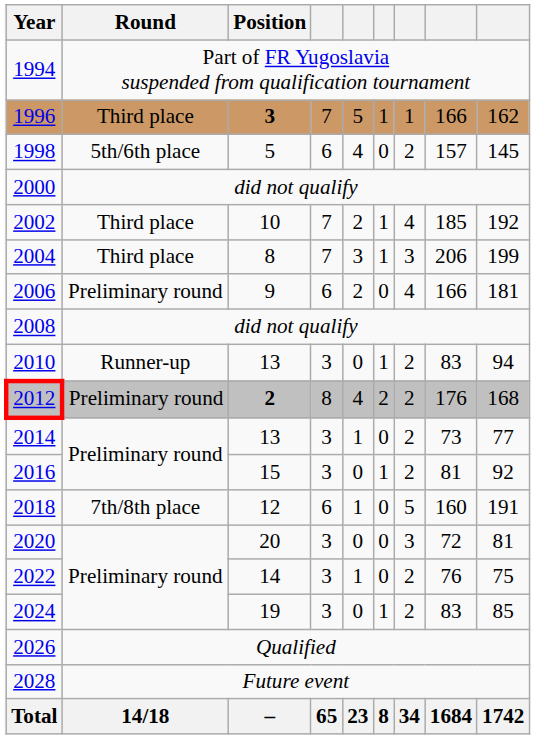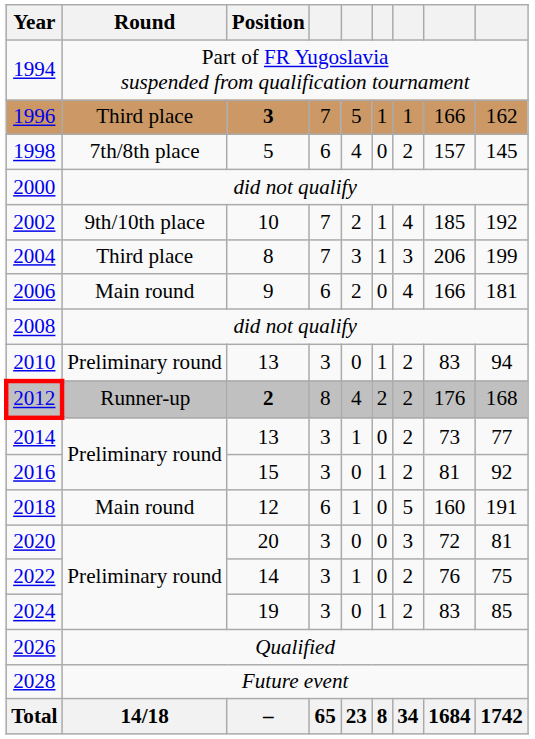(145, 152) 5th/6th place -> (145, 152) 7th/8th place
(145, 221) Third place -> (145, 221) 9th/10th place
(145, 291) Preliminary round -> (145, 291) Main round
(145, 362) Runner-up -> (145, 362) Preliminary round
(146, 399) Preliminary round -> (145, 399) Runner-up
(145, 507) 7th/8th place -> (145, 507) Main round
